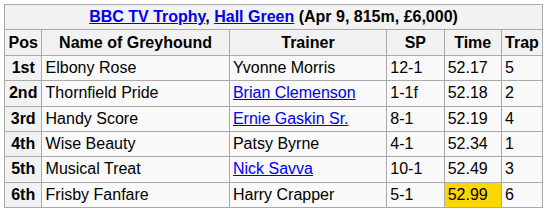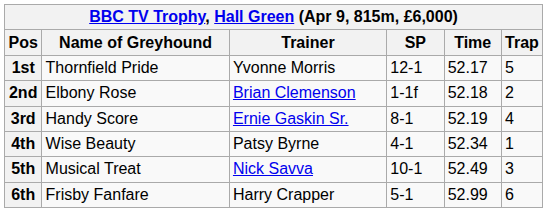(91, 67) Elbony Rose -> (102, 67) Thornfield Pride
(102, 93) Thornfield Pride -> (91, 93) Elbony Rose
(468, 194) gold background -> (468, 194) no background
